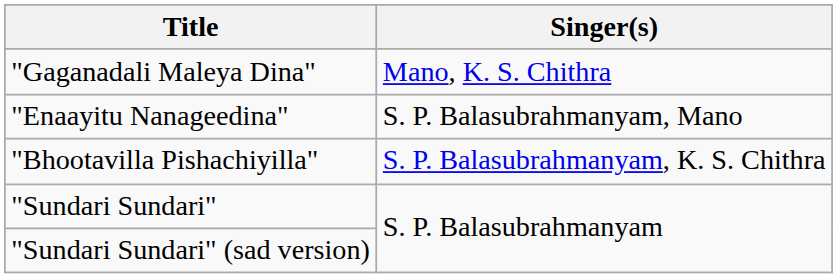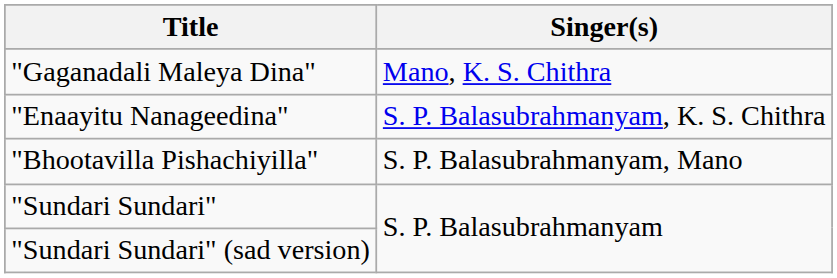(563, 116) S. P. Balasubrahmanyam, Mano -> (604, 116) S. P. Balasubrahmanyam, K. S. Chithra
(604, 160) S. P. Balasubrahmanyam, K. S. Chithra -> (563, 160) S. P. Balasubrahmanyam, Mano
